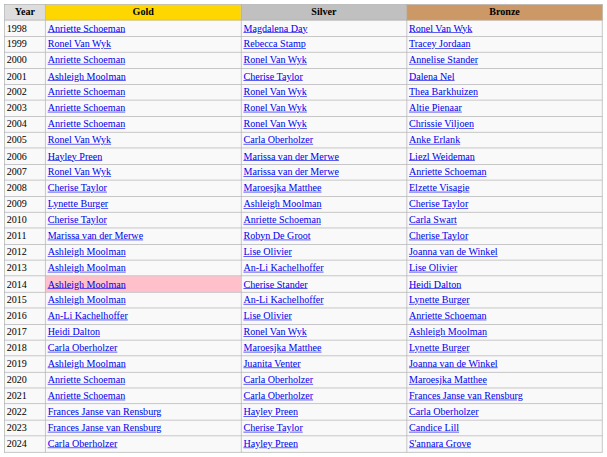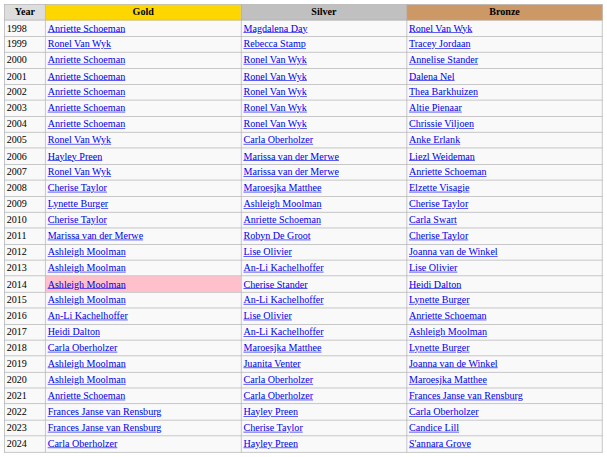(87, 76) Ashleigh Moolman -> (86, 76) Anriette Schoeman
(273, 76) Cherise Taylor -> (275, 76) Ronel Van Wyk
(275, 332) Ronel Van Wyk -> (284, 332) An-Li Kachelhoffer
(86, 380) Anriette Schoeman -> (87, 380) Ashleigh Moolman
